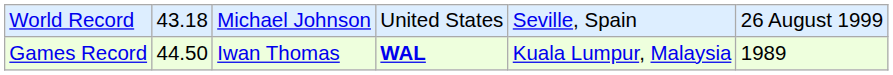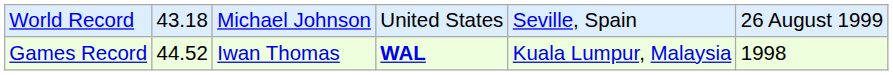(182, 53) 44.50 -> (182, 53) 44.52
(764, 53) 1989 -> (764, 53) 1998
